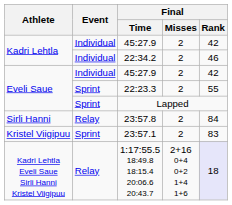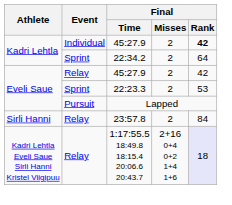(213, 43) normal -> (203, 43) bold
(95, 58) Individual -> (77, 58) Sprint
(213, 58) 46 -> (203, 58) 64
(95, 73) Individual -> (76, 73) Relay
(213, 89) 55 -> (203, 89) 53
(87, 104) Sprint -> (79, 104) Pursuit
- row: (38, 134)
